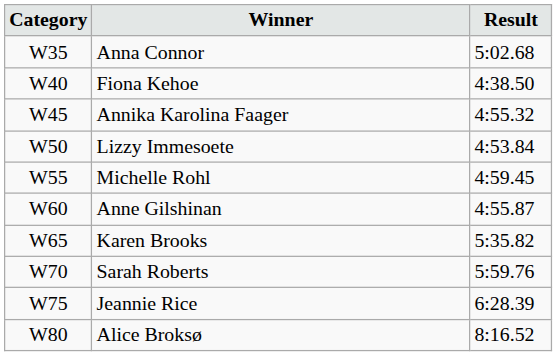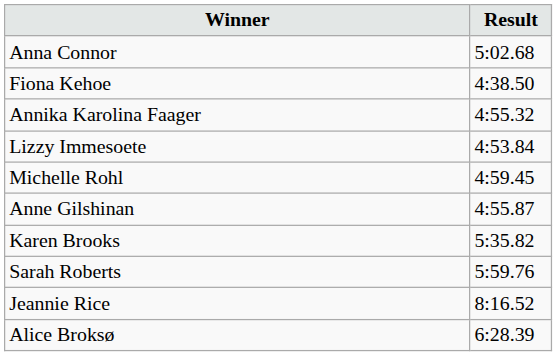- column: (48, 20)
(504, 303) 6:28.39 -> (504, 303) 8:16.52
(504, 334) 8:16.52 -> (504, 334) 6:28.39
